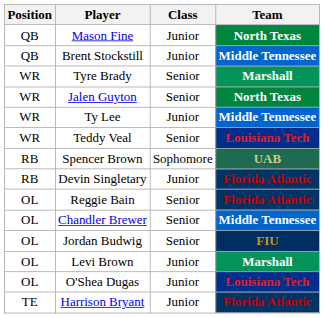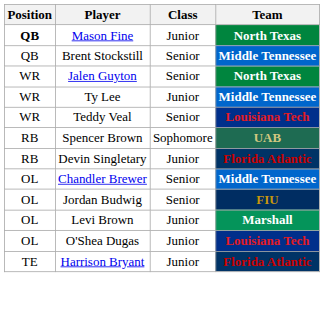(30, 35) normal -> (30, 35) bold
(183, 55) Junior -> (183, 55) Senior
- row: (102, 76)
- row: (102, 199)
